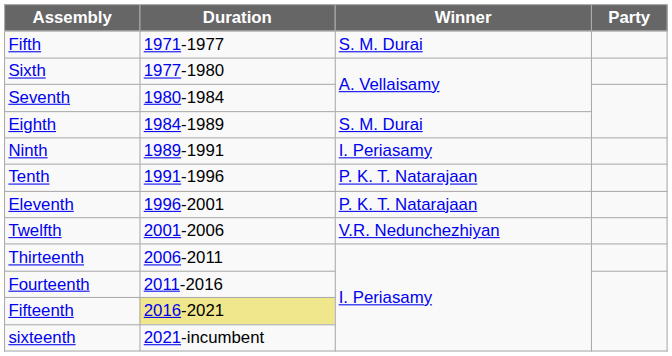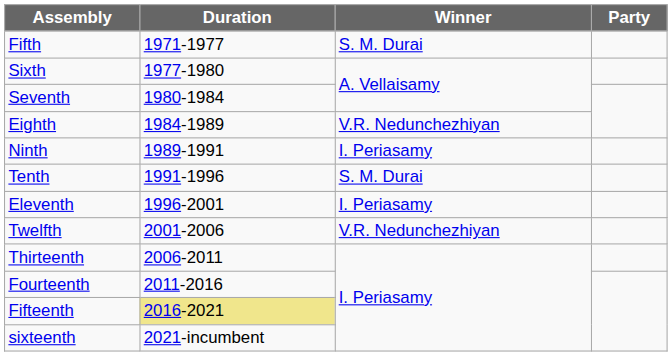(381, 124) S. M. Durai -> (419, 124) V.R. Nedunchezhiyan
(408, 177) P. K. T. Natarajaan -> (381, 177) S. M. Durai
(408, 204) P. K. T. Natarajaan -> (385, 204) I. Periasamy
